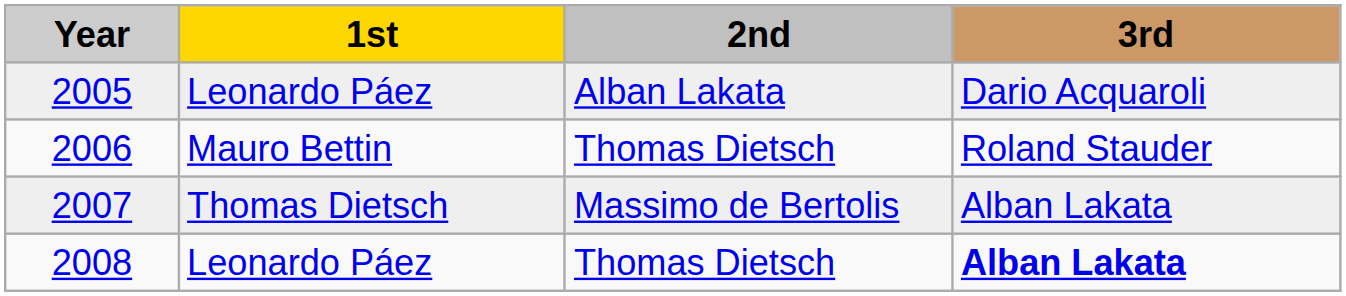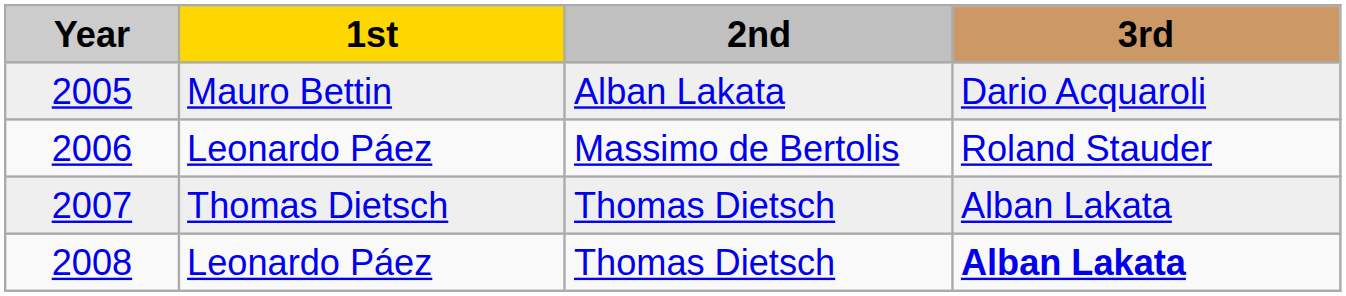(310, 91) Leonardo Páez -> (290, 91) Mauro Bettin
(290, 149) Mauro Bettin -> (310, 149) Leonardo Páez
(705, 149) Thomas Dietsch -> (737, 149) Massimo de Bertolis
(737, 206) Massimo de Bertolis -> (705, 206) Thomas Dietsch
